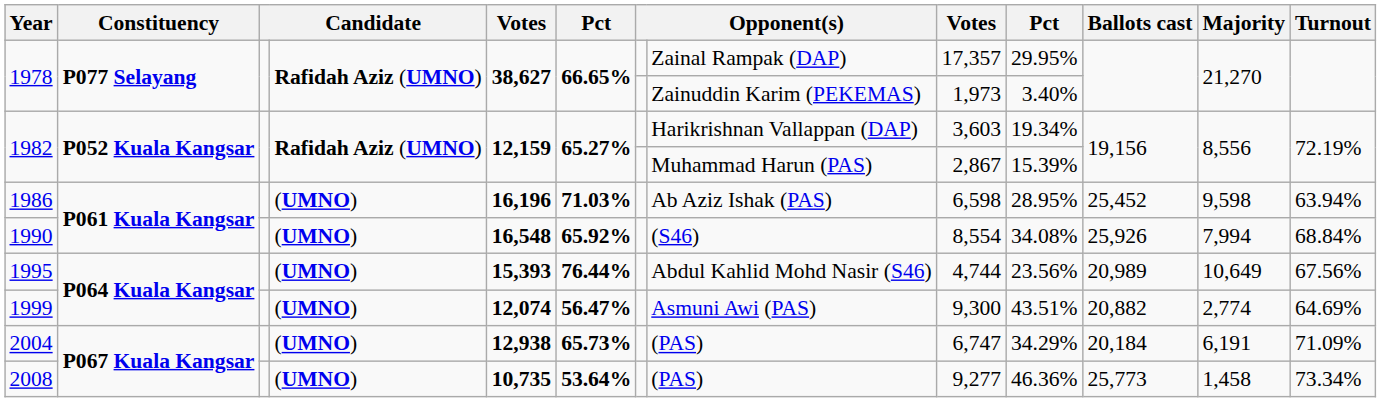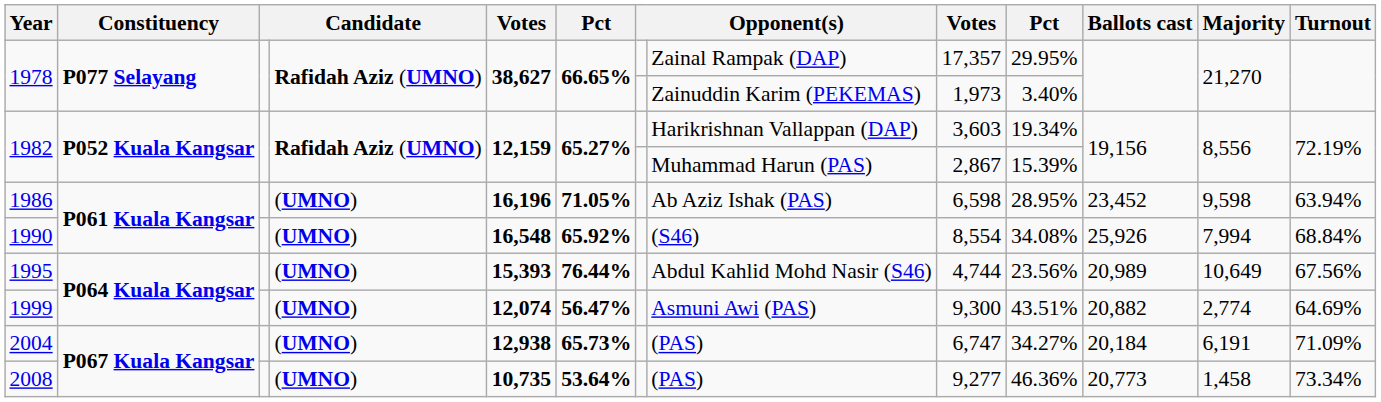(596, 200) 71.03% -> (596, 200) 71.05%
(1117, 200) 25,452 -> (1117, 200) 23,452
(1044, 342) 34.29% -> (1044, 342) 34.27%
(1117, 378) 25,773 -> (1117, 378) 20,773
